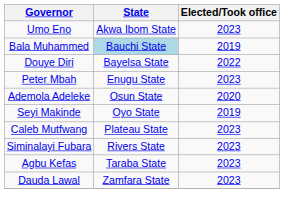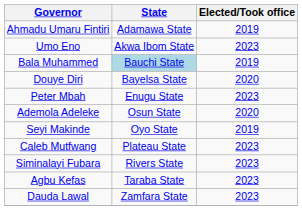+ row: (58, 29)
(229, 63) 2022 -> (247, 79) 2020
